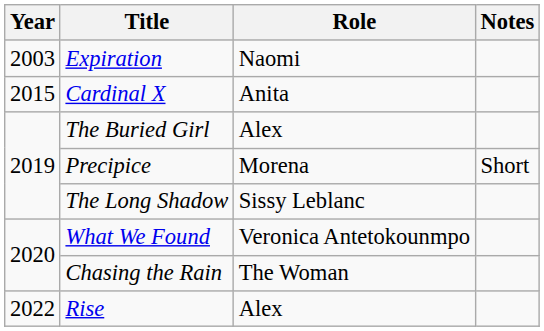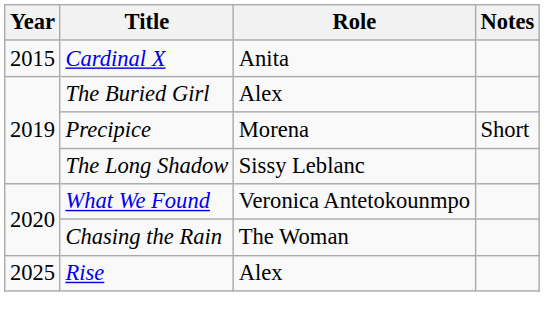- row: (114, 58)
(32, 308) 2022 -> (32, 272) 2025
